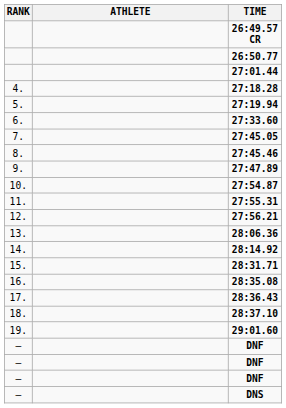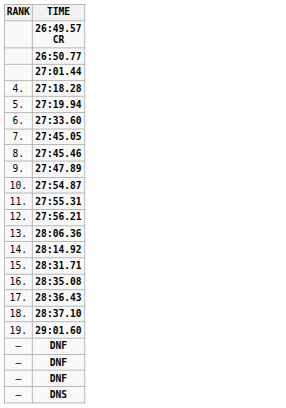- column: (130, 12)
